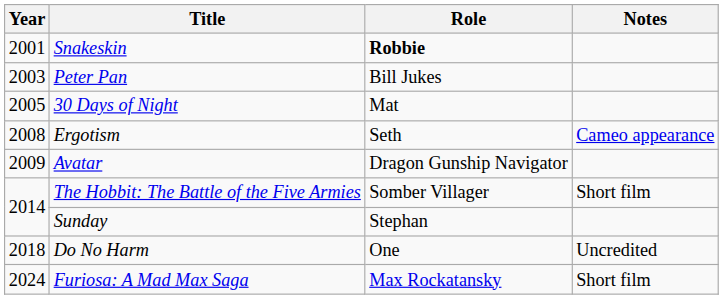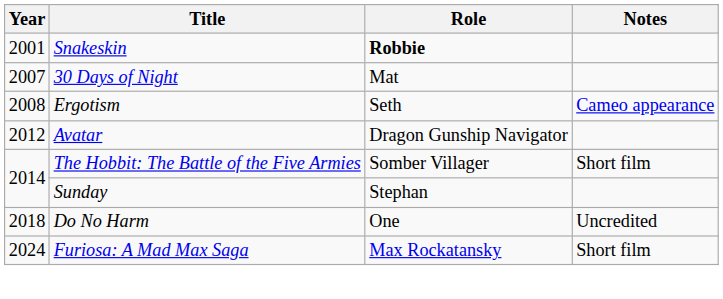- row: (90, 76)
(27, 105) 2005 -> (27, 76) 2007
(27, 163) 2009 -> (27, 134) 2012
